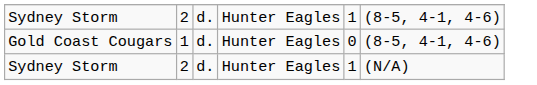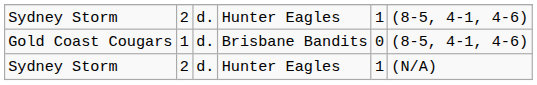(281, 42) Hunter Eagles -> (295, 42) Brisbane Bandits
